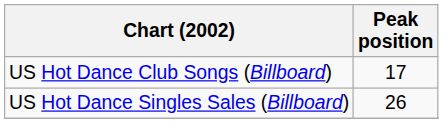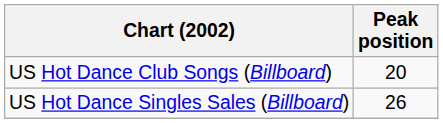(396, 72) 17 -> (396, 72) 20
